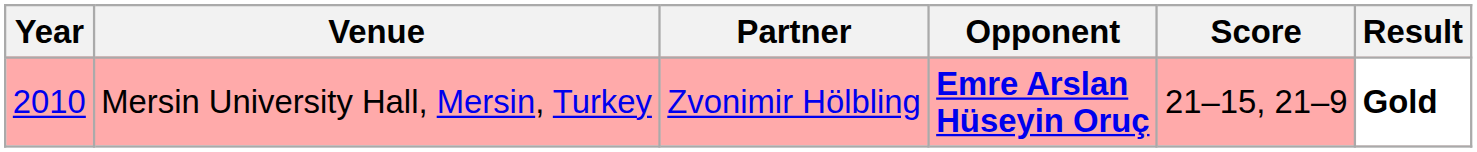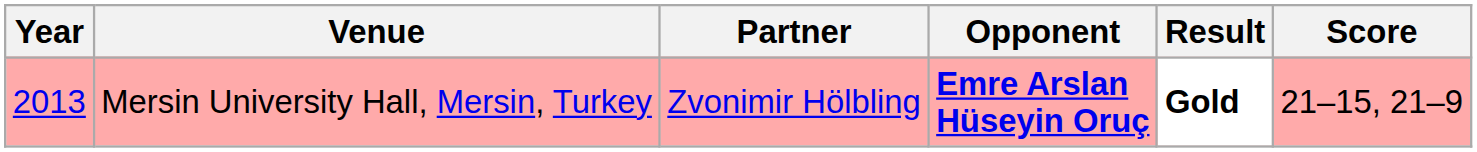columns swapped: (1256, 31) <-> (1413, 31)
(49, 102) 2010 -> (49, 102) 2013
